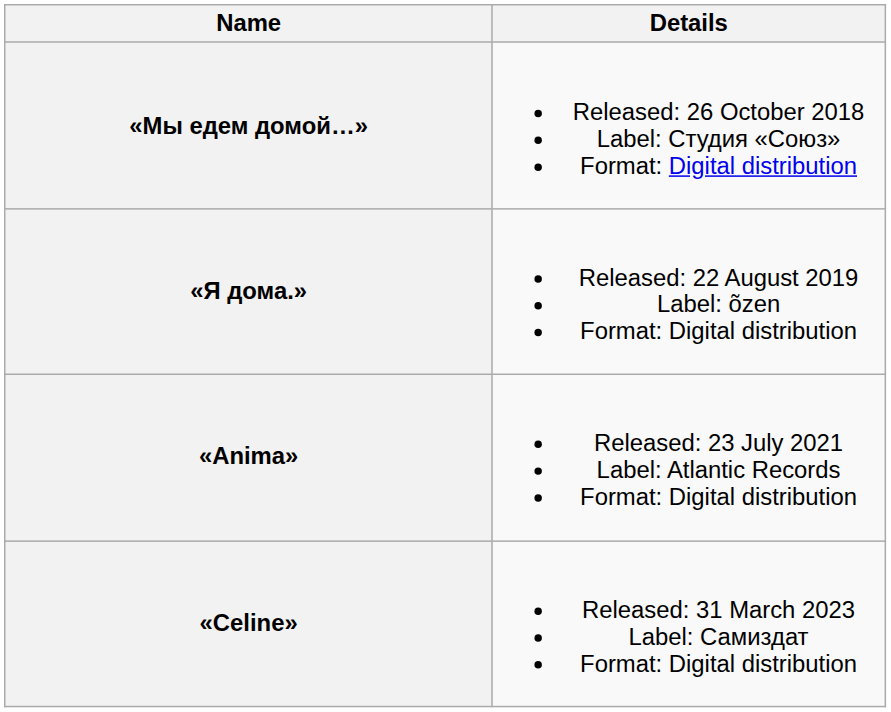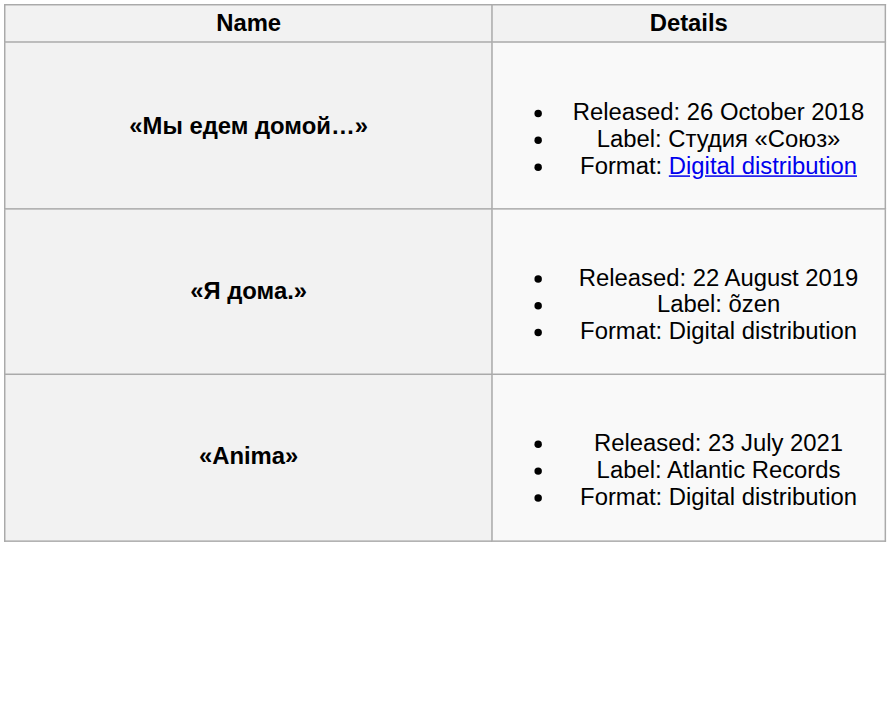- row: (249, 623)
